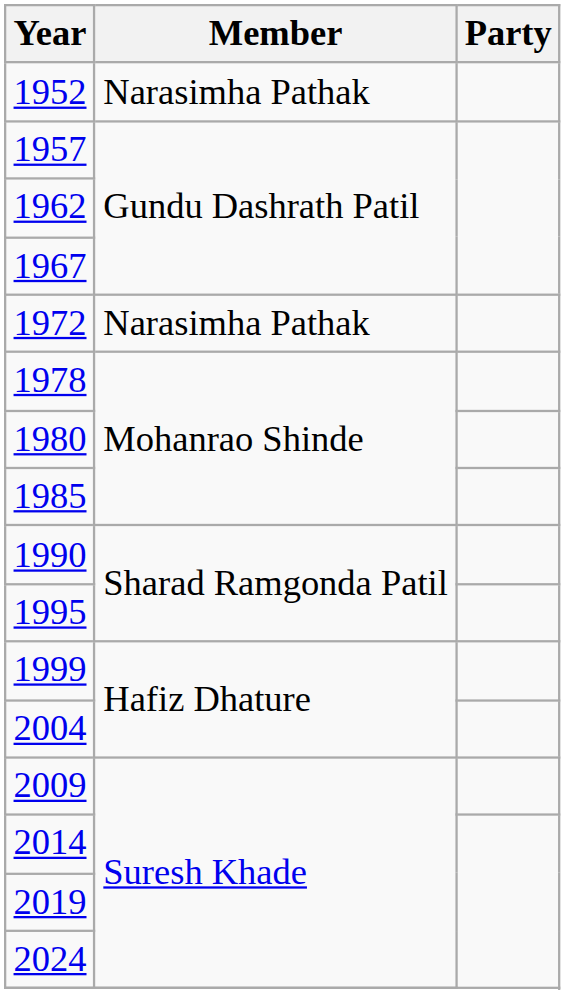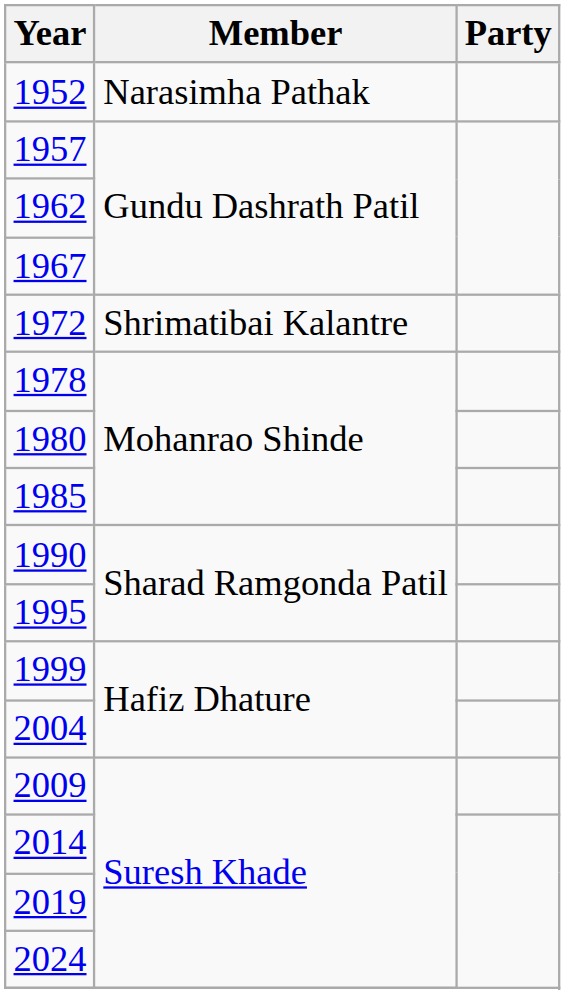(237, 322) Narasimha Pathak -> (256, 322) Shrimatibai Kalantre
